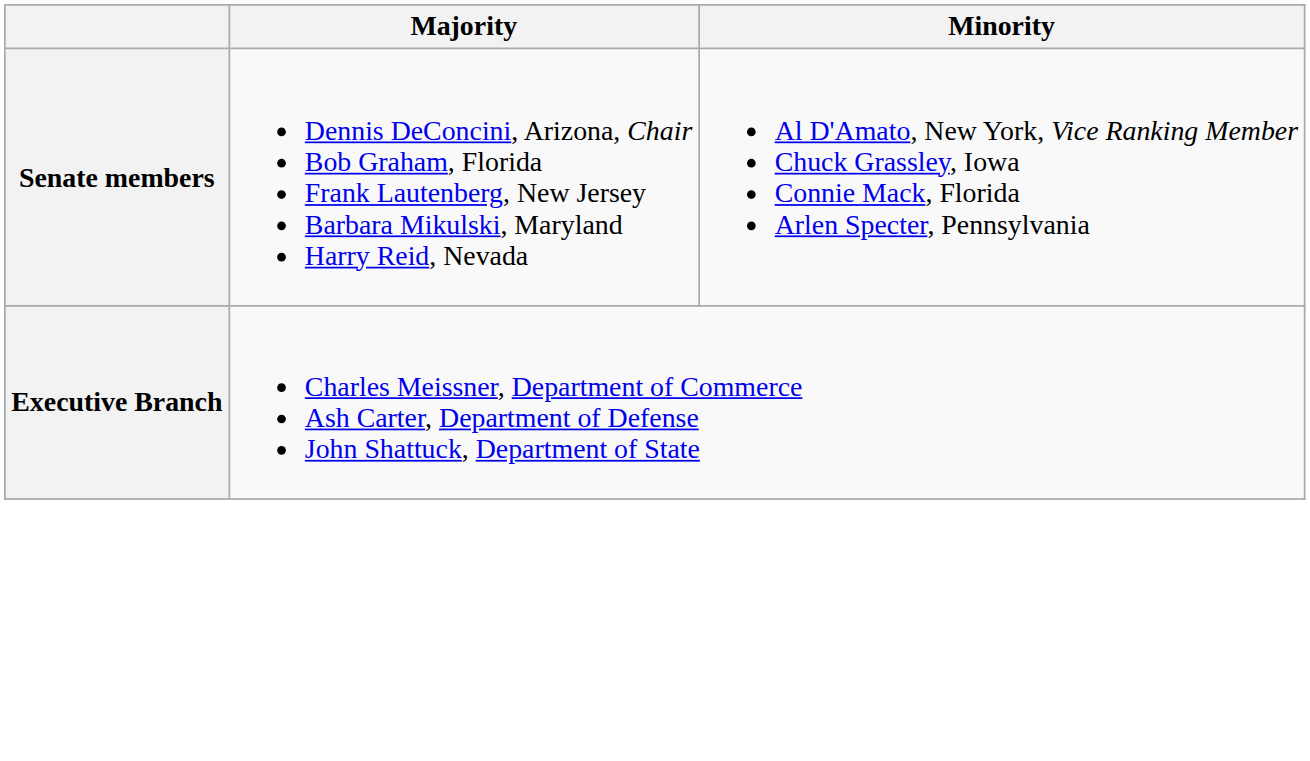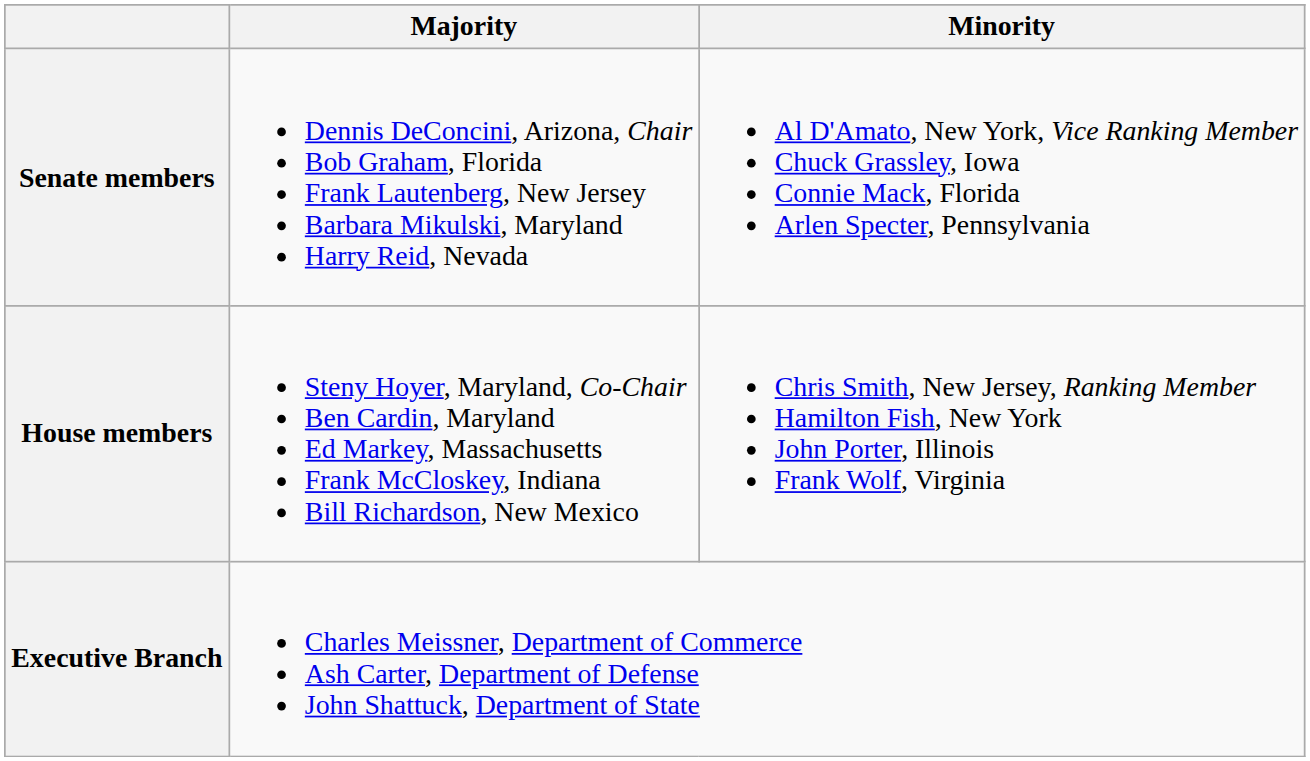+ row: (117, 433)
